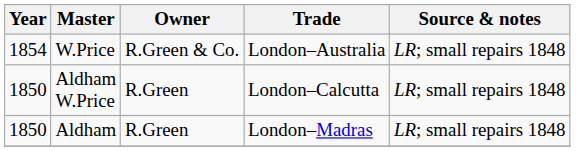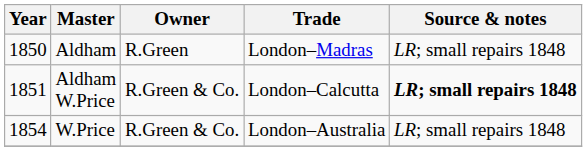rows swapped: (86, 130) <-> (85, 49)
(28, 89) 1850 -> (28, 89) 1851
(157, 89) R.Green -> (182, 89) R.Green & Co.
(480, 89) normal -> (485, 89) bold
